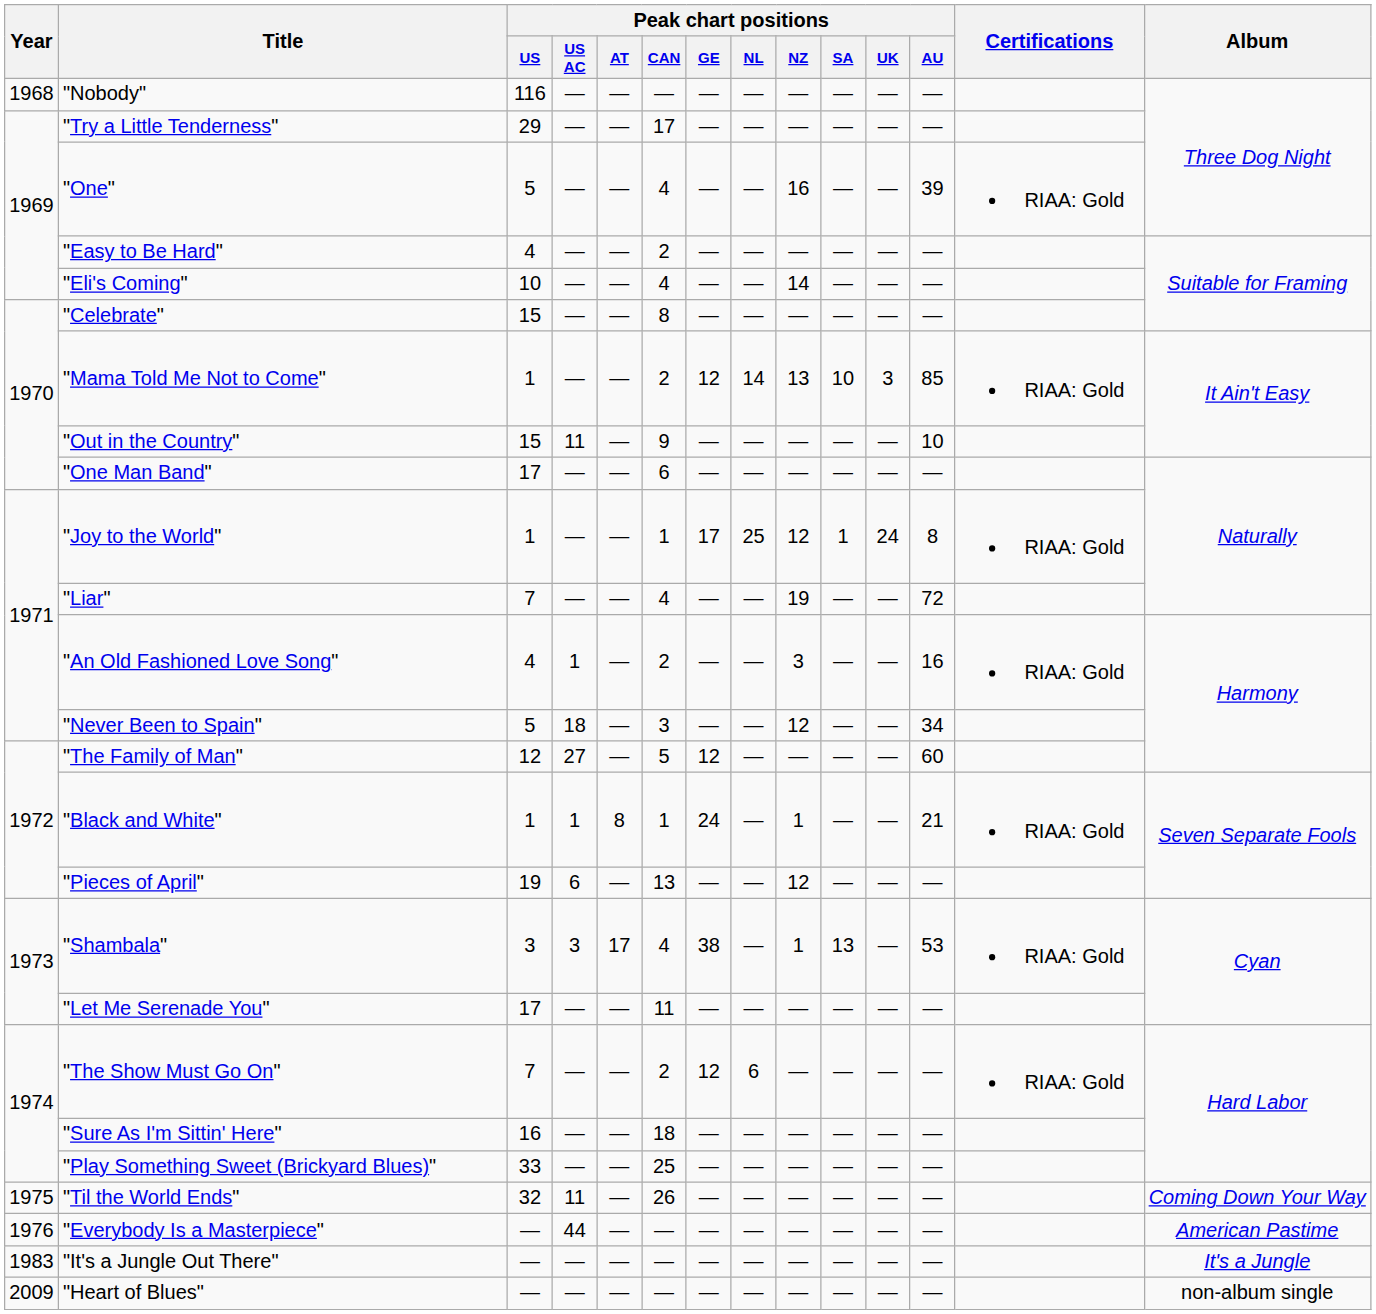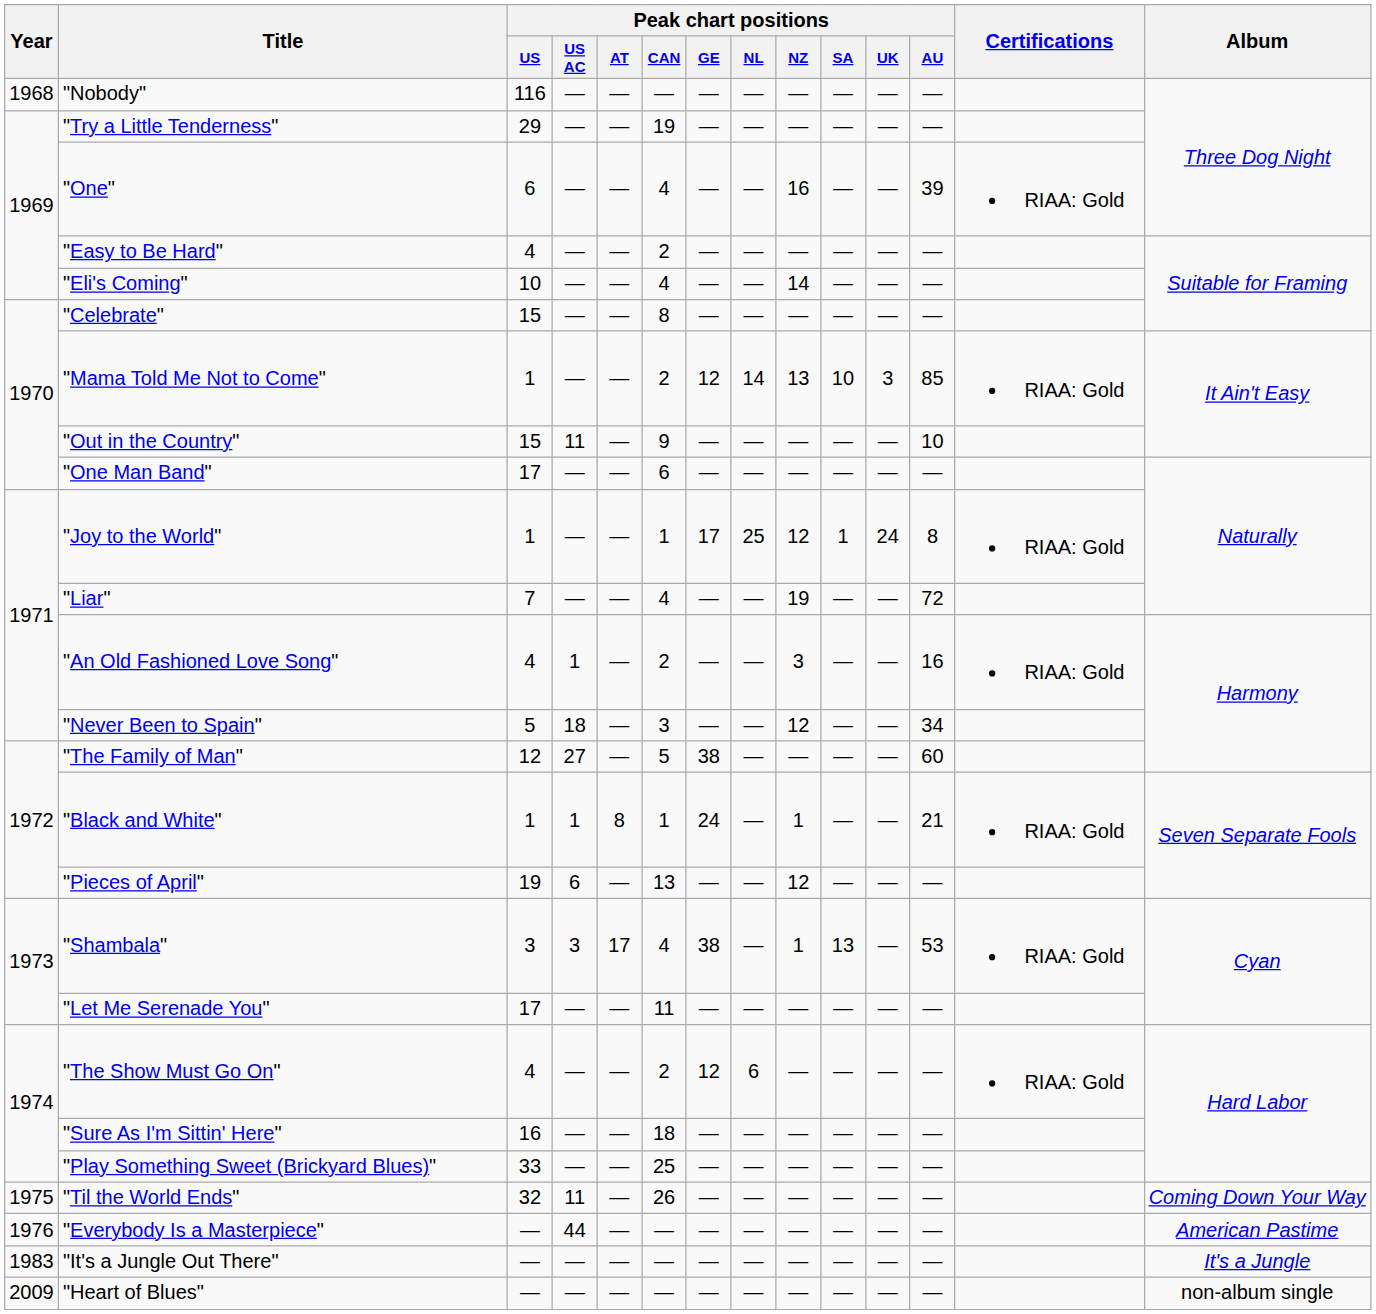(664, 126) 17 -> (664, 126) 19
(530, 188) 5 -> (530, 188) 6
(709, 756) 12 -> (709, 756) 38
(530, 1071) 7 -> (530, 1071) 4
